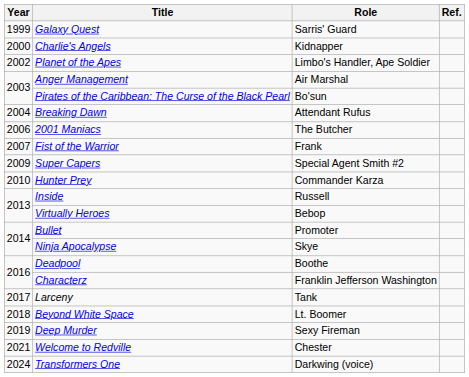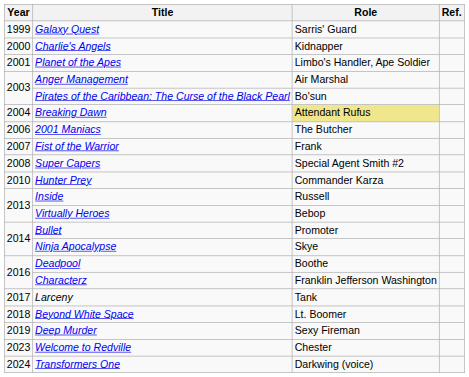(19, 63) 2002 -> (19, 63) 2001
(333, 113) no background -> (333, 113) khaki background
(19, 163) 2009 -> (19, 163) 2008
(19, 347) 2021 -> (19, 347) 2023
